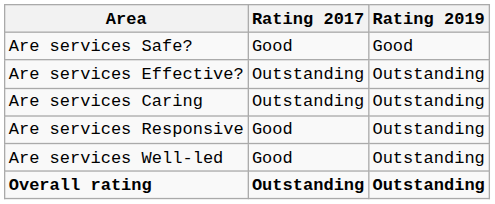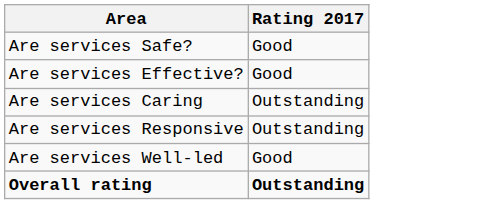- column: (429, 19)
(308, 74) Outstanding -> (272, 74) Good
(272, 130) Good -> (308, 130) Outstanding
